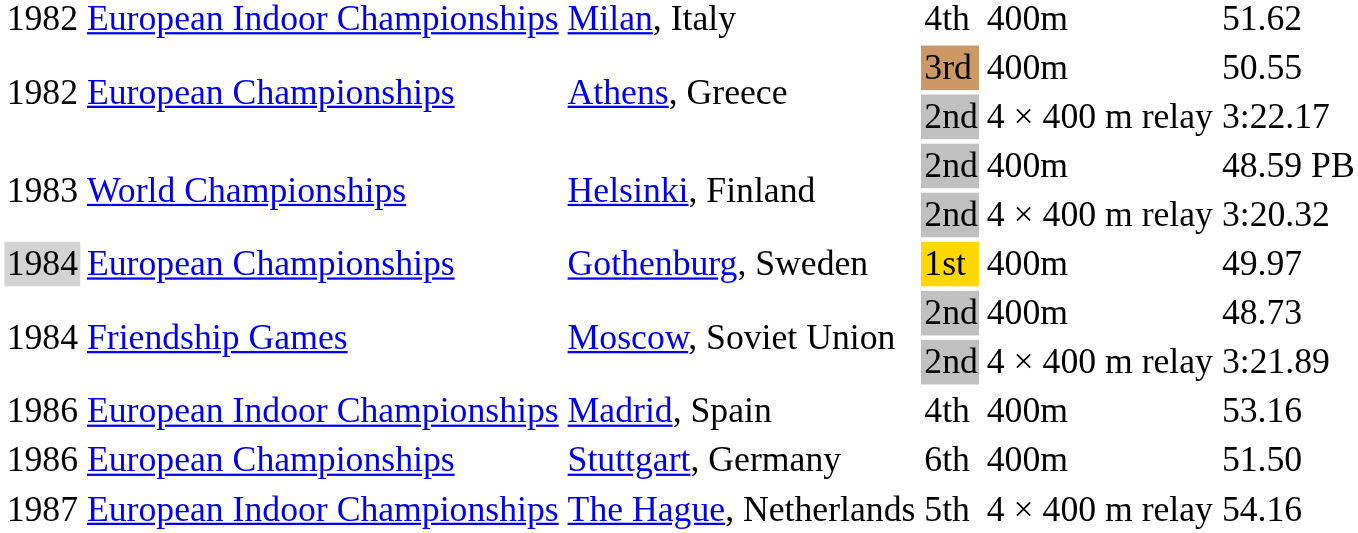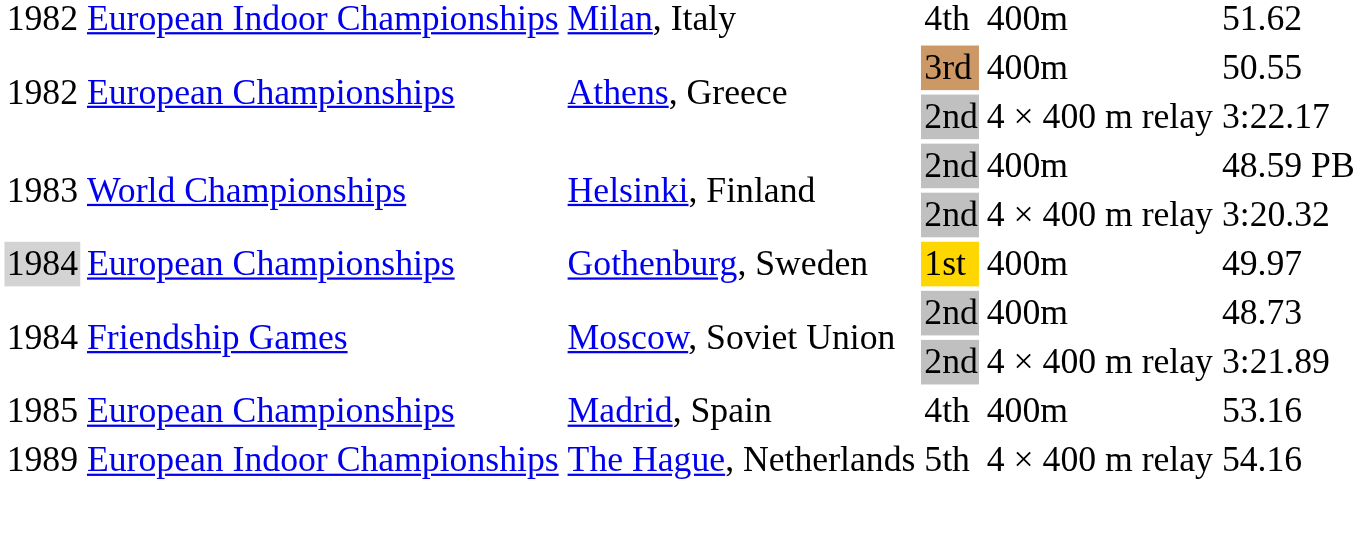(42, 410) 1986 -> (42, 410) 1985
(323, 410) European Indoor Championships -> (271, 410) European Championships
- row: (704, 459)
(42, 508) 1987 -> (42, 459) 1989
